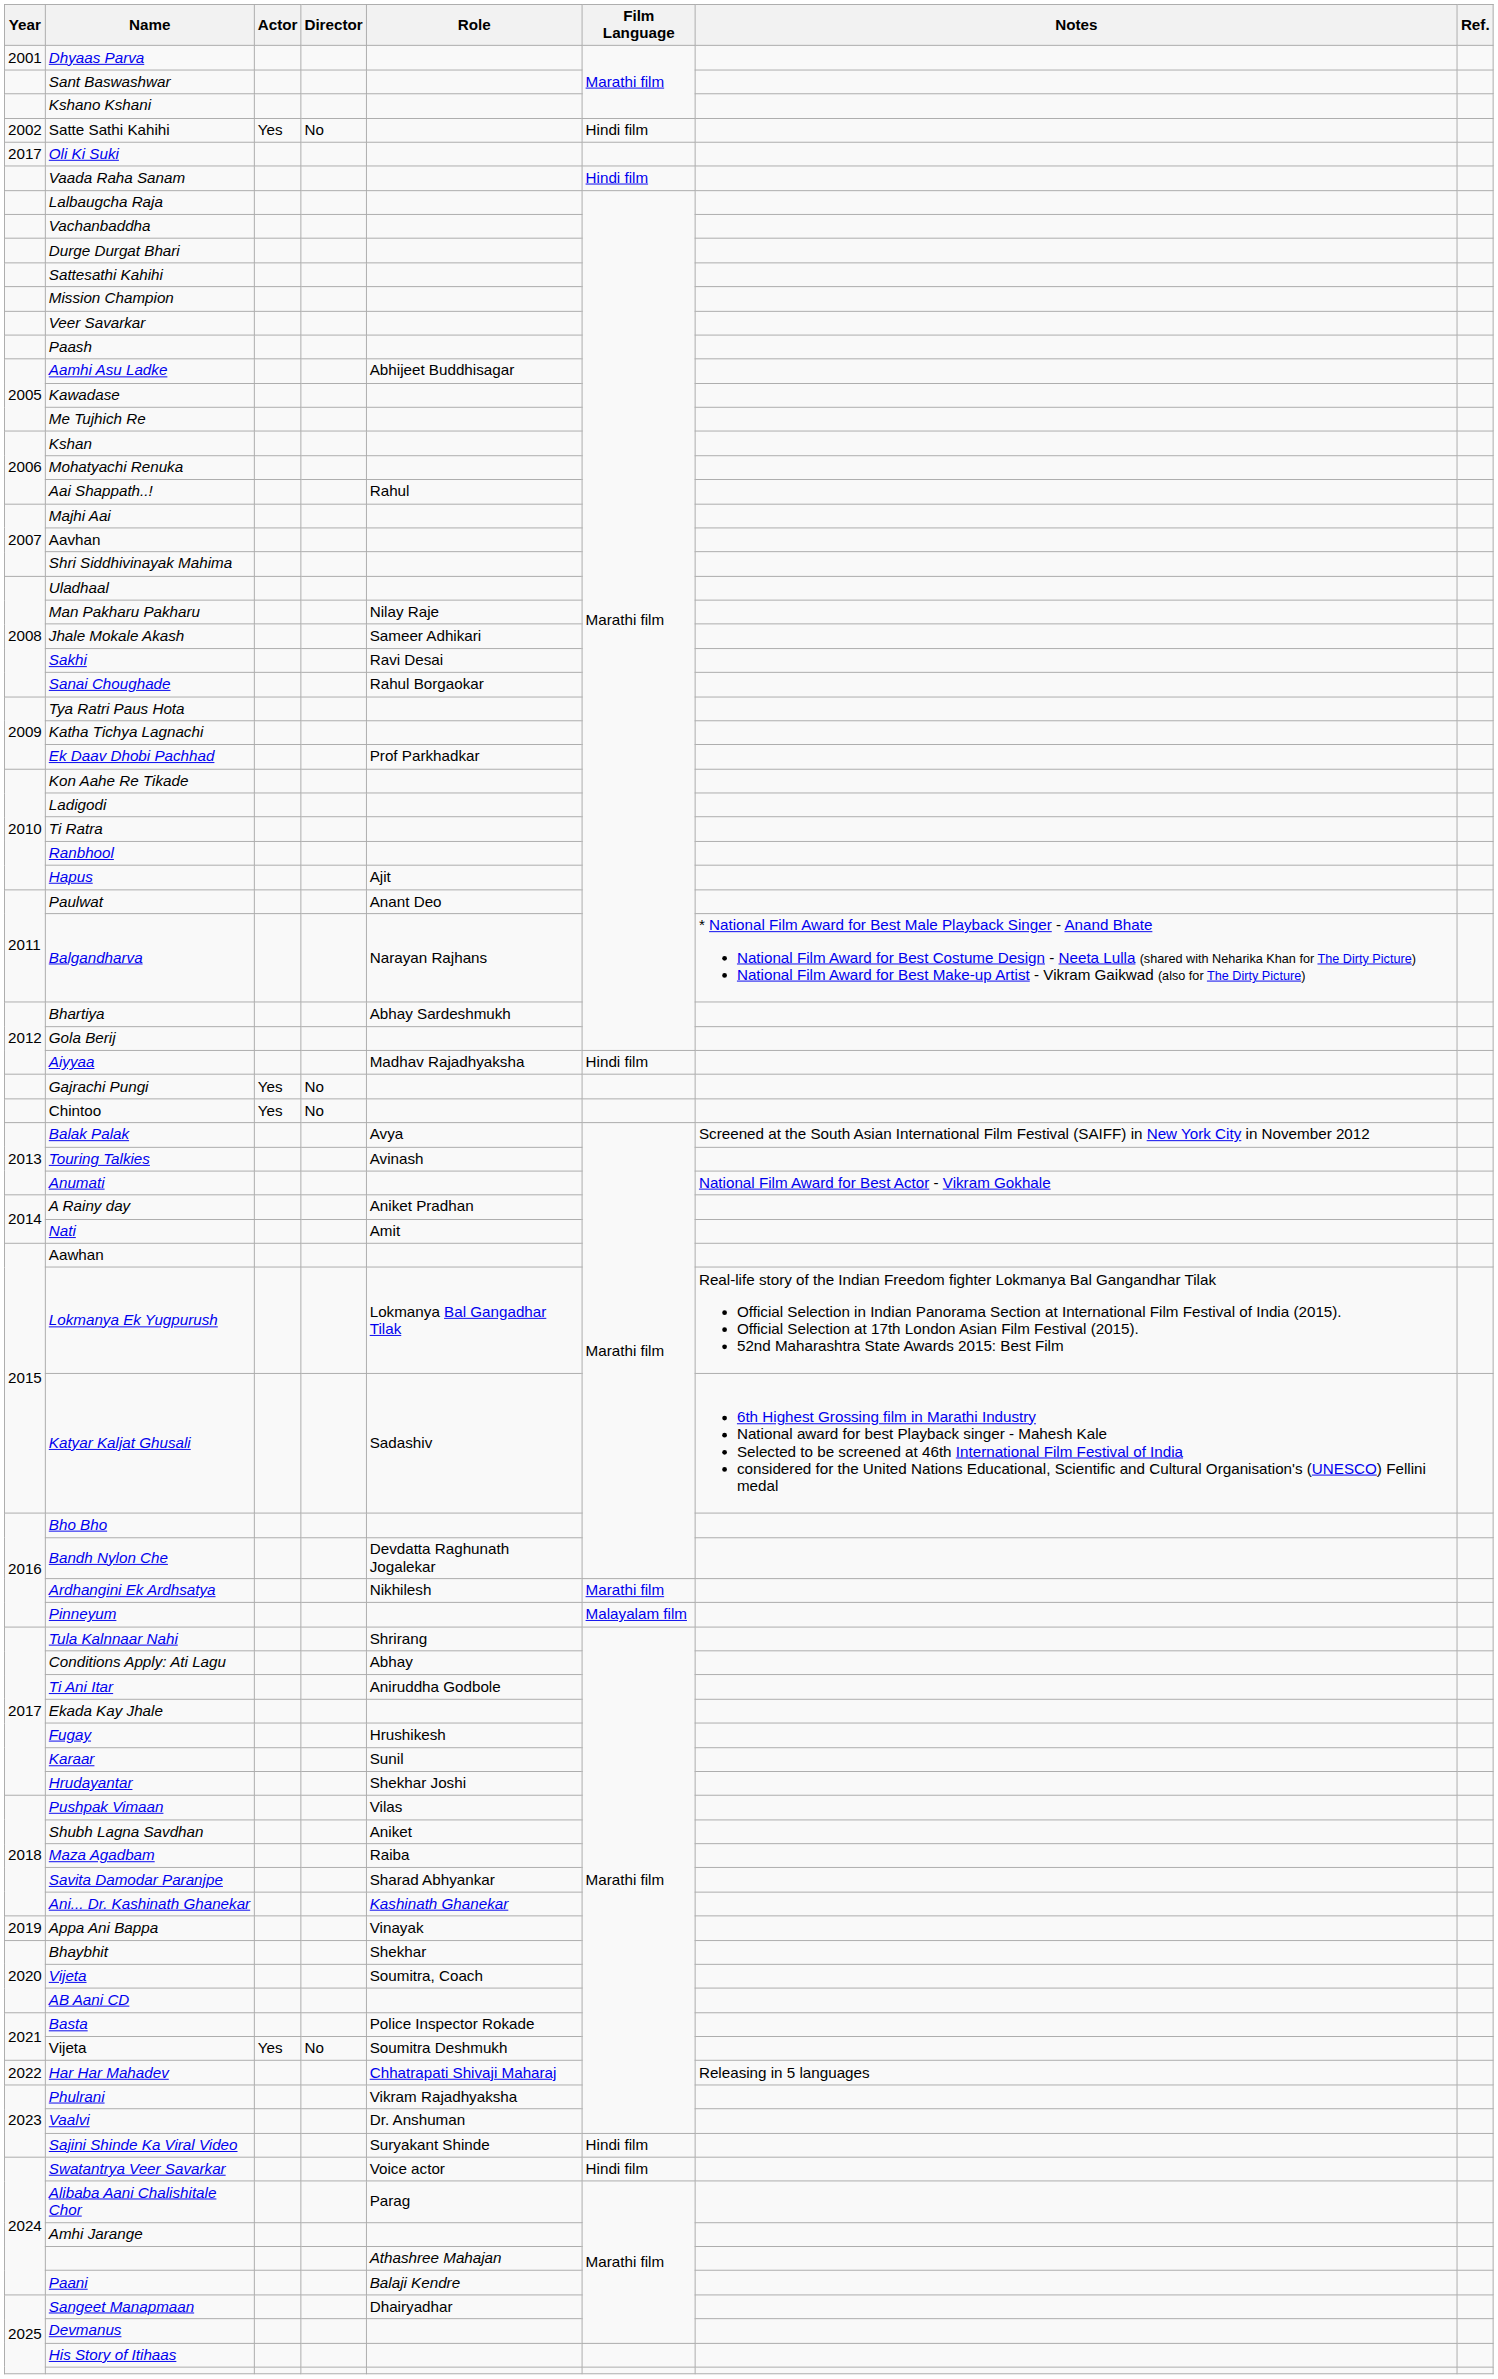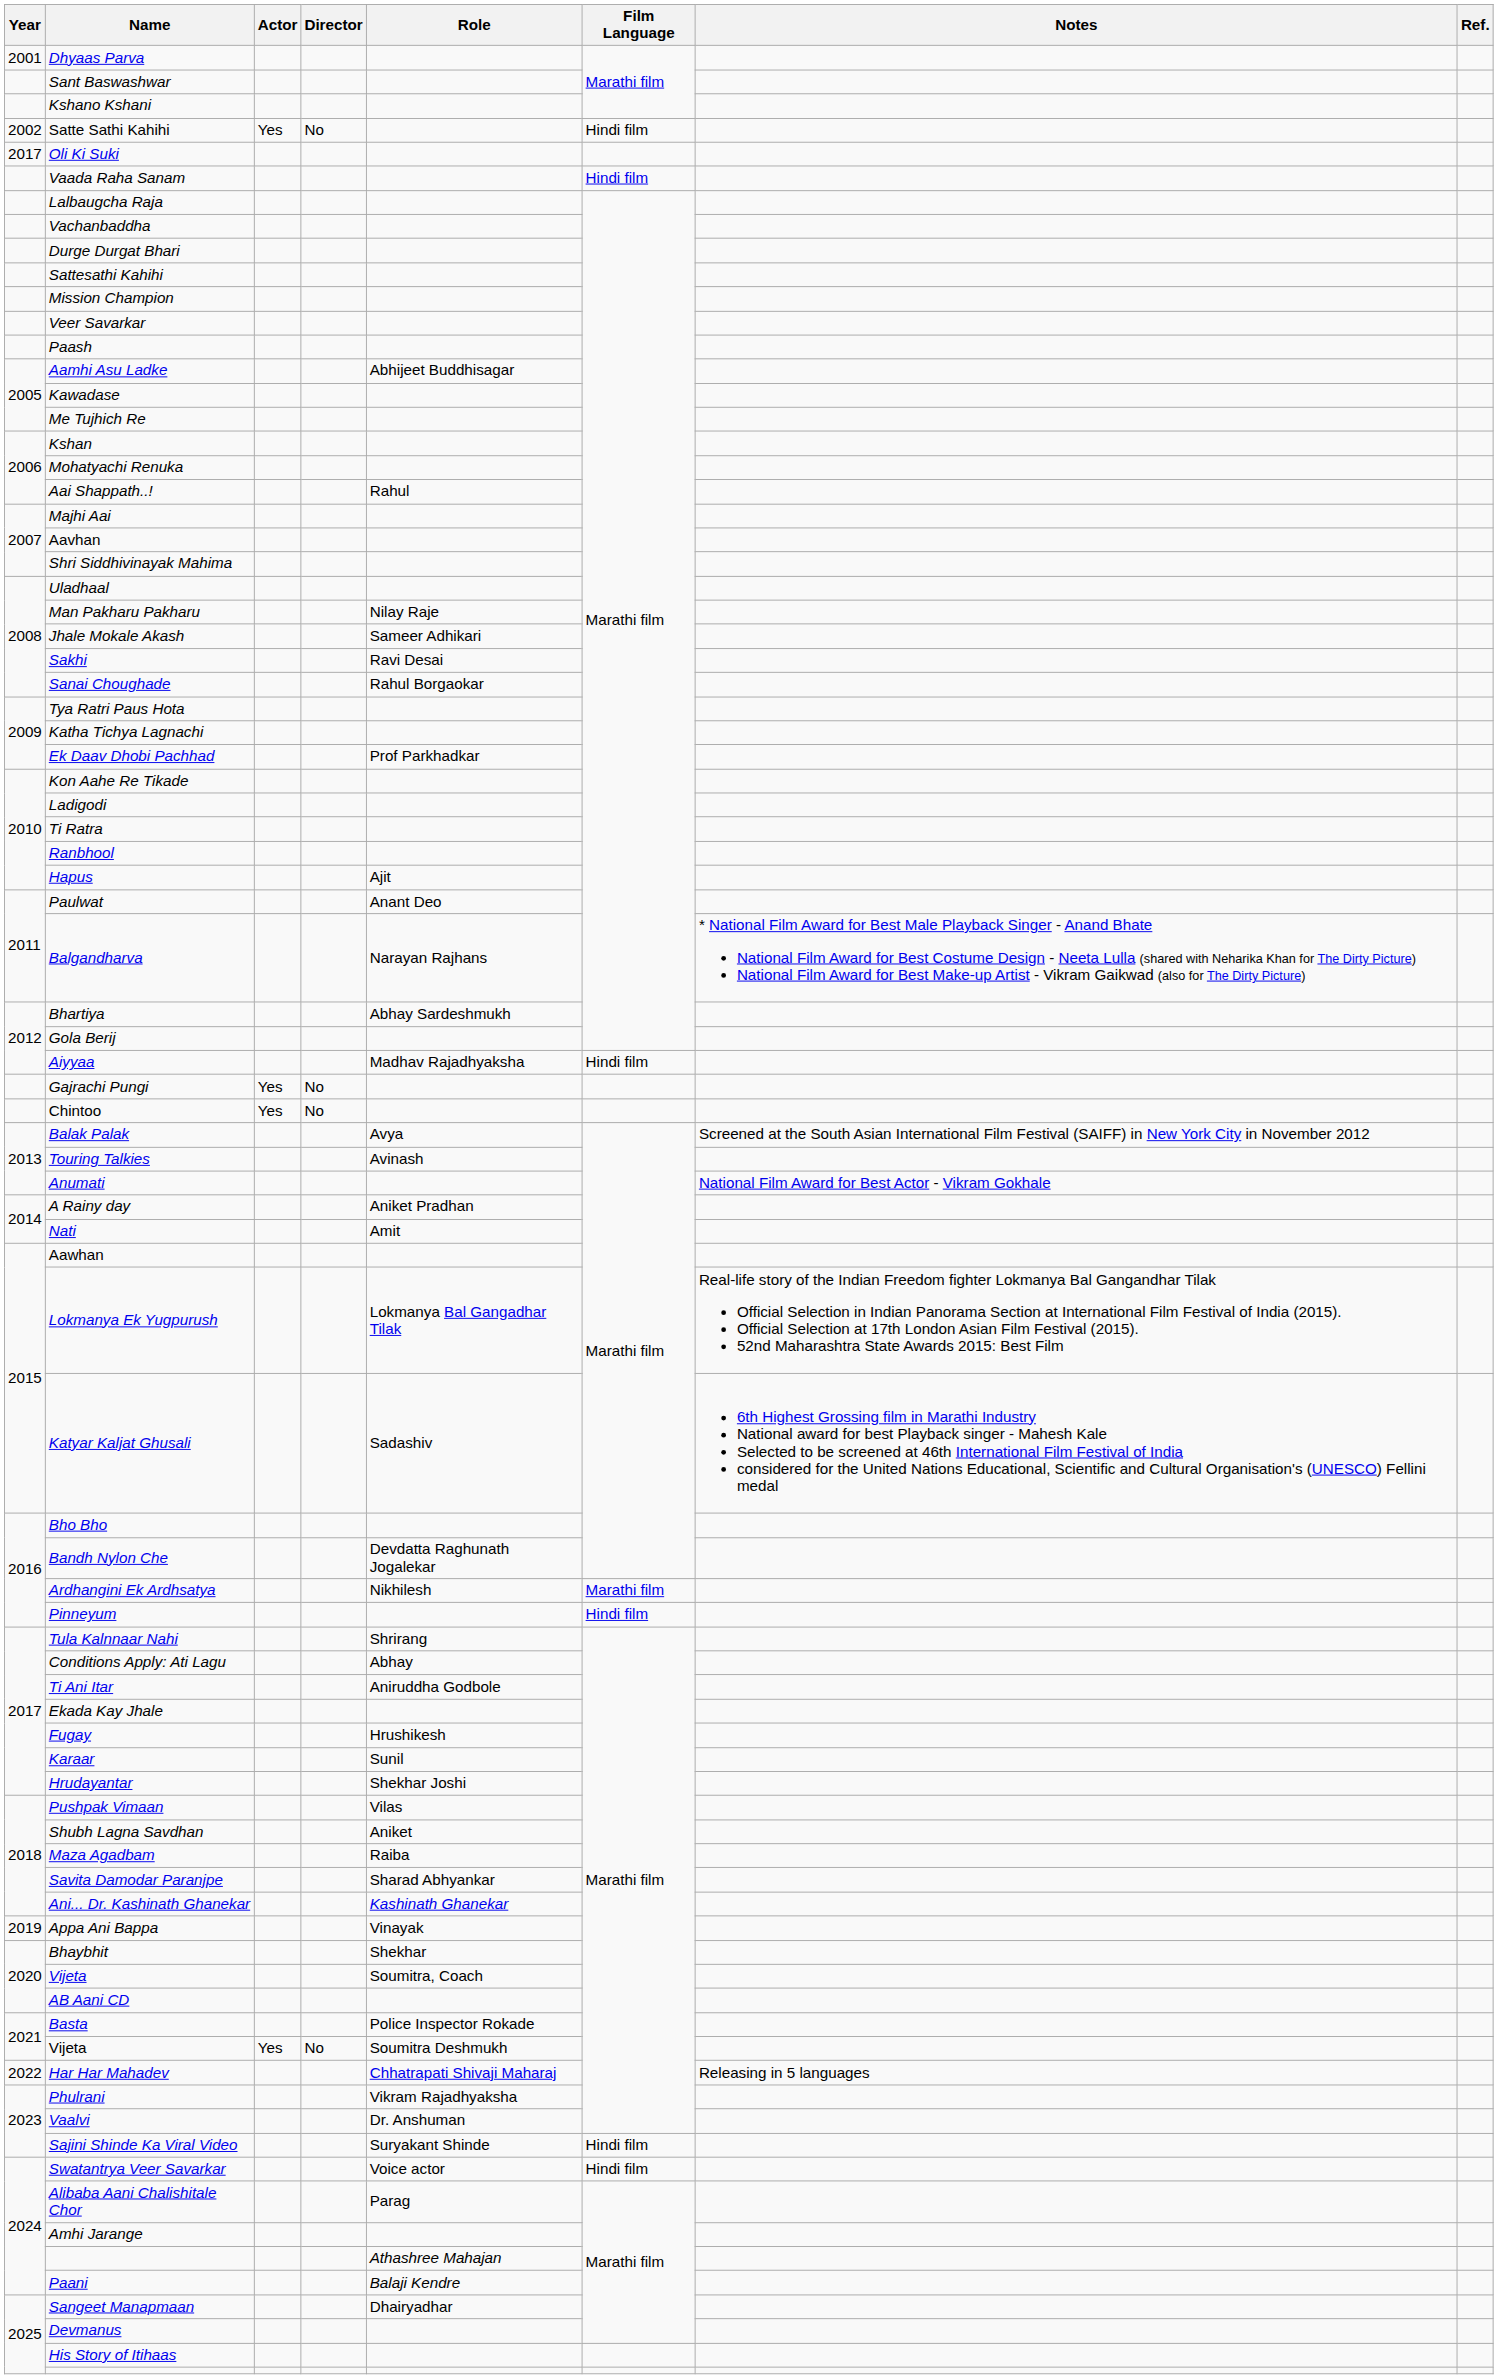(636, 1614) Malayalam film -> (617, 1614) Hindi film
